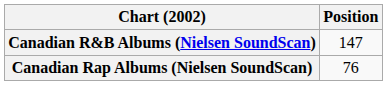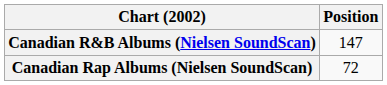(351, 67) 76 -> (351, 67) 72
